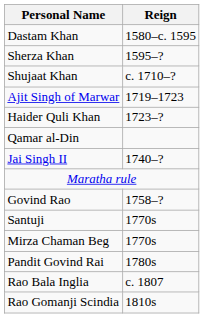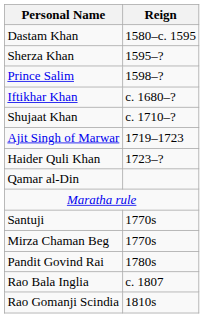+ row: (41, 76)
+ row: (42, 96)
- row: (37, 158)
- row: (39, 199)
